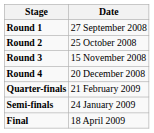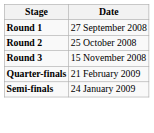- row: (24, 74)
- row: (17, 120)
